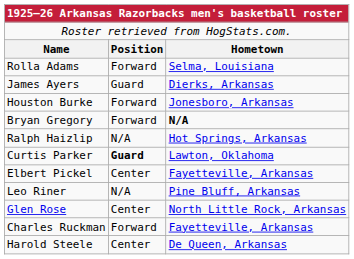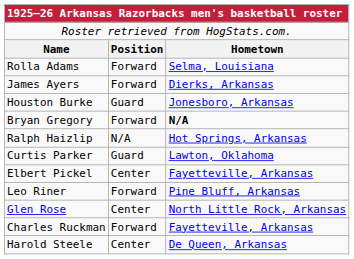(127, 85) Guard -> (134, 85) Forward
(134, 102) Forward -> (127, 102) Guard
(127, 156) bold -> (127, 156) normal
(121, 191) N/A -> (134, 191) Forward
